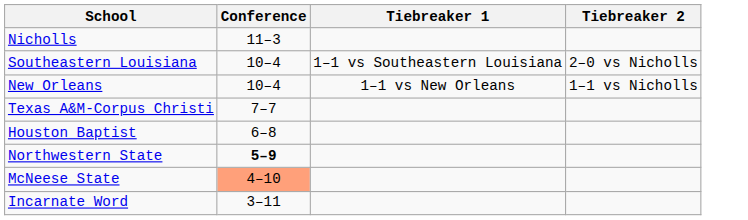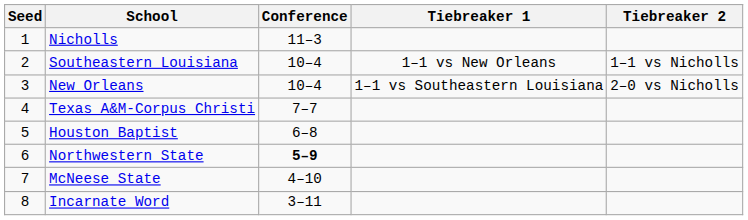+ column: (25, 16)
(438, 63) 1–1 vs Southeastern Louisiana -> (479, 63) 1–1 vs New Orleans
(633, 63) 2–0 vs Nicholls -> (675, 63) 1–1 vs Nicholls
(438, 86) 1–1 vs New Orleans -> (479, 86) 1–1 vs Southeastern Louisiana
(633, 86) 1–1 vs Nicholls -> (675, 86) 2–0 vs Nicholls
(264, 179) lightsalmon background -> (305, 179) no background
